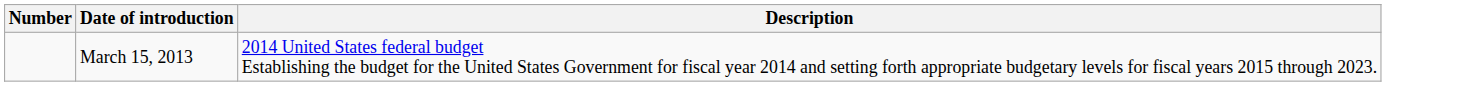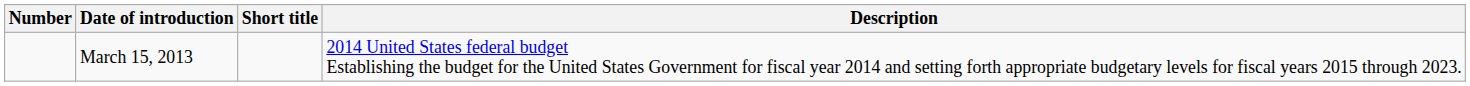+ column: (280, 18)
